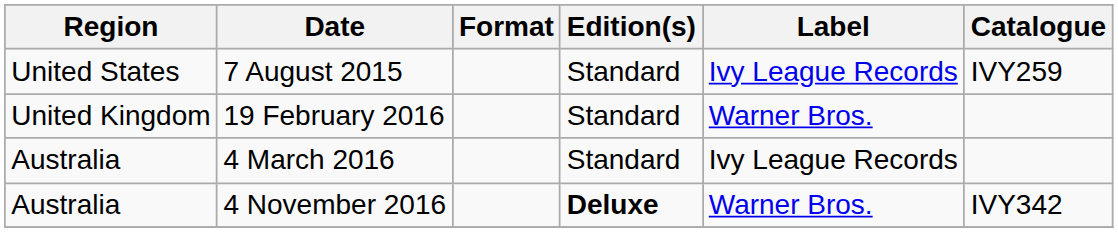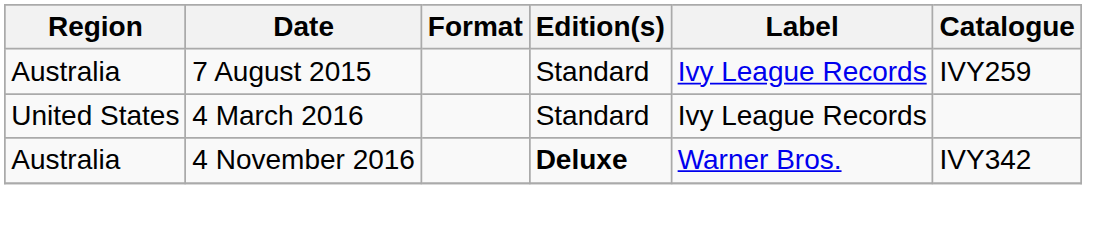(95, 71) United States -> (66, 71) Australia
- row: (334, 115)
(66, 159) Australia -> (95, 115) United States
